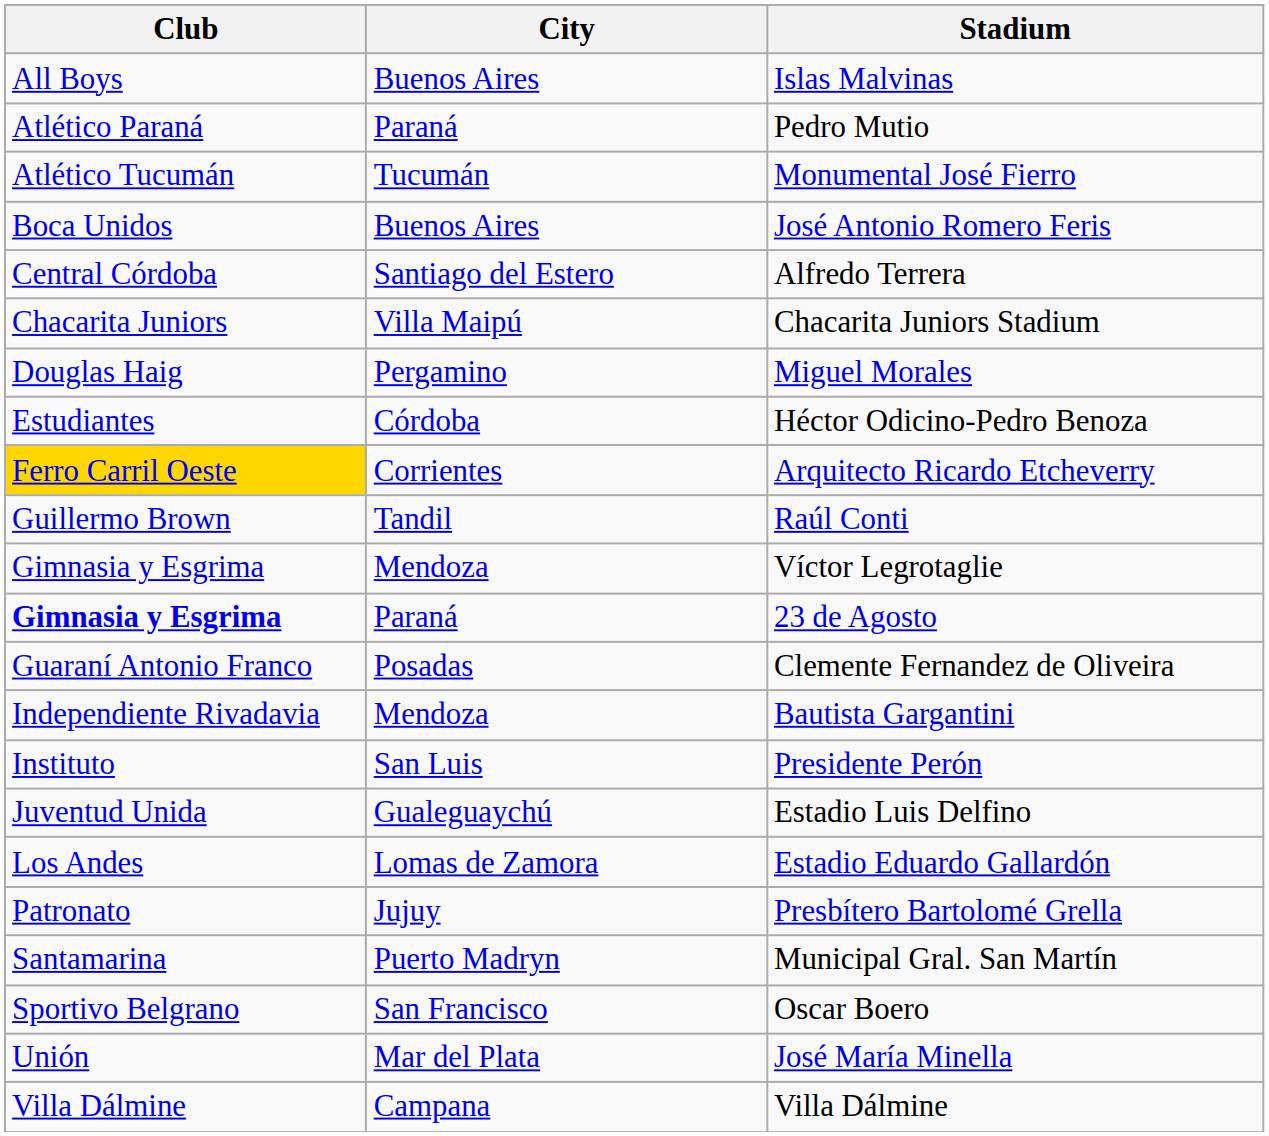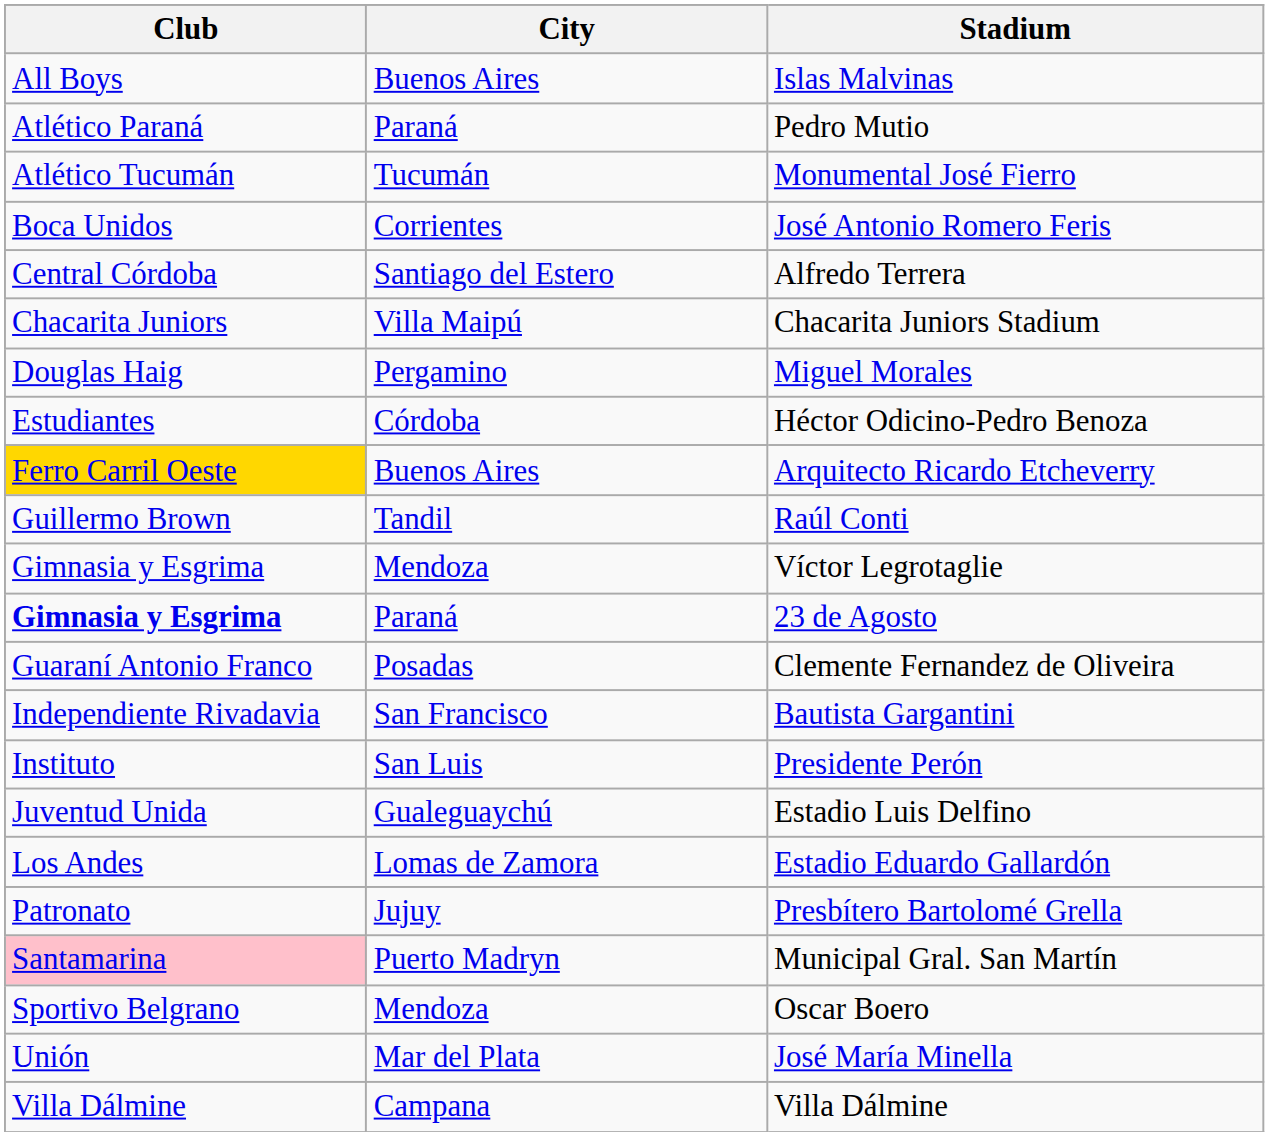(456, 224) Buenos Aires -> (438, 224) Corrientes
(438, 469) Corrientes -> (456, 469) Buenos Aires
(431, 714) Mendoza -> (461, 714) San Francisco
(89, 959) no background -> (89, 959) pink background
(461, 1008) San Francisco -> (431, 1008) Mendoza
